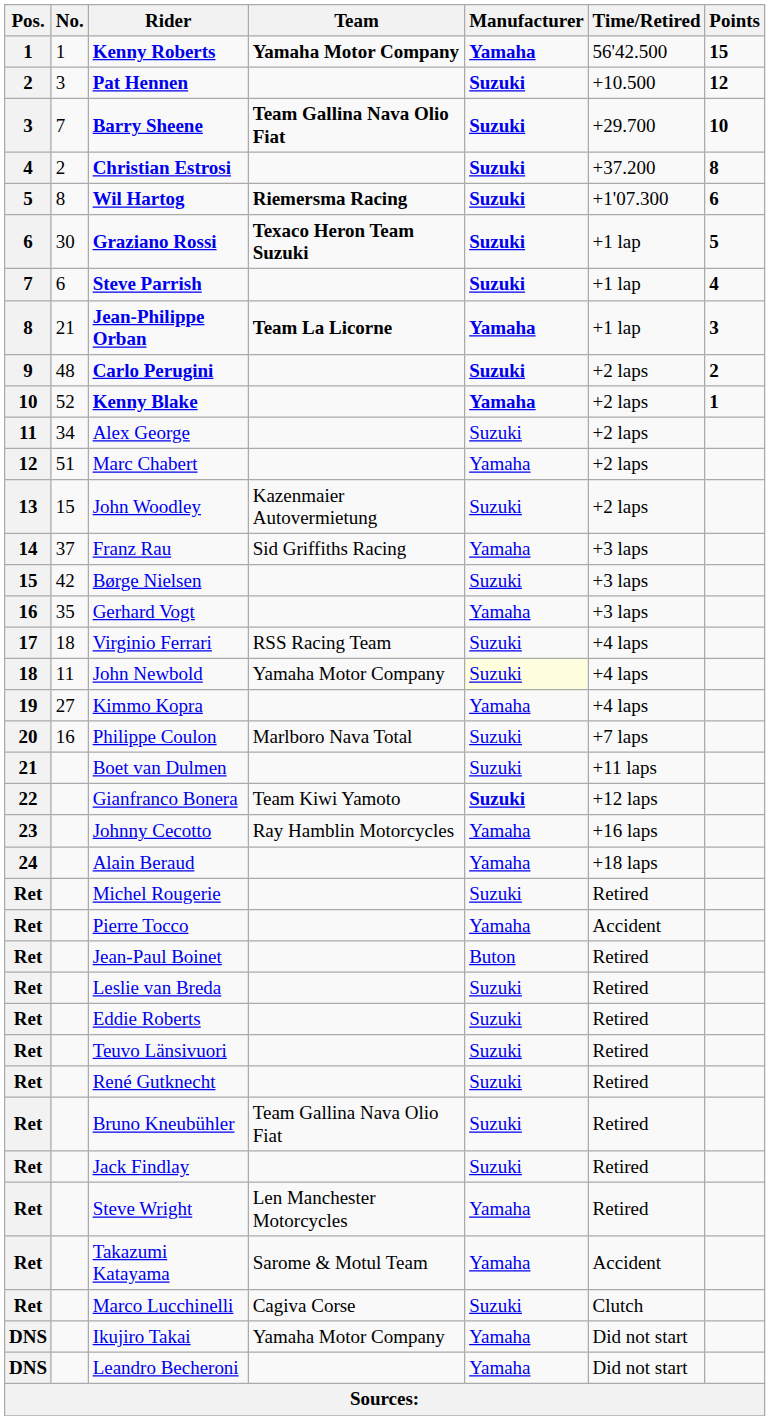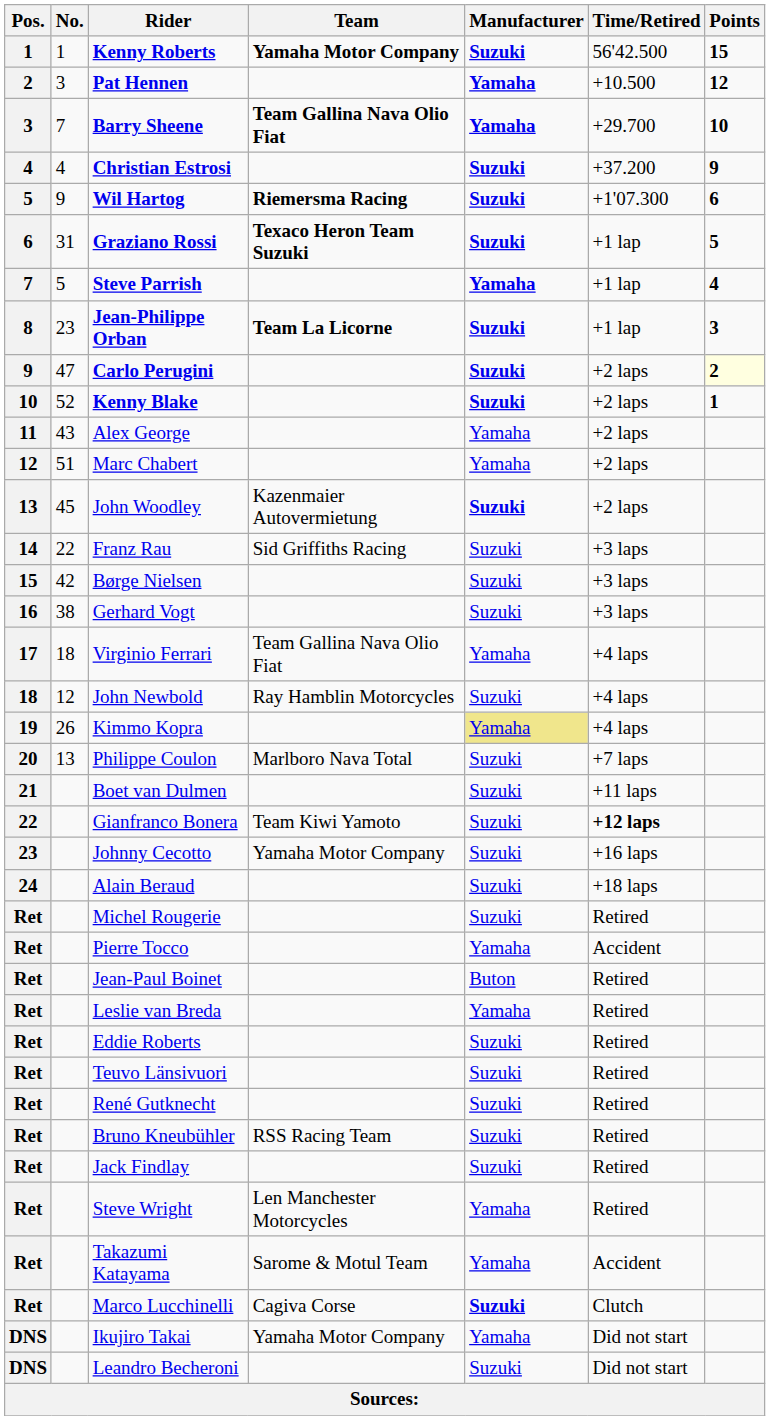(502, 51) Yamaha -> (497, 51) Suzuki
(497, 83) Suzuki -> (502, 83) Yamaha
(497, 125) Suzuki -> (502, 125) Yamaha
(61, 168) 2 -> (61, 168) 4
(714, 168) 8 -> (714, 168) 9
(61, 199) 8 -> (61, 199) 9
(65, 242) 30 -> (65, 242) 31
(61, 284) 6 -> (61, 284) 5
(497, 284) Suzuki -> (502, 284) Yamaha
(65, 327) 21 -> (65, 327) 23
(502, 327) Yamaha -> (497, 327) Suzuki
(65, 369) 48 -> (65, 369) 47
(714, 369) no background -> (714, 369) lightyellow background
(502, 401) Yamaha -> (497, 401) Suzuki
(65, 432) 34 -> (65, 432) 43
(496, 432) Suzuki -> (500, 432) Yamaha
(65, 506) 15 -> (65, 506) 45
(496, 506) normal -> (497, 506) bold
(65, 548) 37 -> (65, 548) 22
(500, 548) Yamaha -> (496, 548) Suzuki
(65, 611) 35 -> (65, 611) 38
(500, 611) Yamaha -> (496, 611) Suzuki
(322, 642) RSS Racing Team -> (346, 654) Team Gallina Nava Olio Fiat
(496, 642) Suzuki -> (500, 654) Yamaha
(65, 674) 11 -> (65, 696) 12
(349, 674) Yamaha Motor Company -> (353, 696) Ray Hamblin Motorcycles
(496, 674) lightyellow background -> (496, 696) no background
(65, 705) 27 -> (65, 728) 26
(500, 705) no background -> (500, 728) khaki background
(65, 736) 16 -> (65, 759) 13
(497, 799) bold -> (496, 822) normal
(625, 799) normal -> (626, 822) bold
(353, 830) Ray Hamblin Motorcycles -> (349, 853) Yamaha Motor Company
(500, 830) Yamaha -> (496, 853) Suzuki
(500, 862) Yamaha -> (496, 884) Suzuki
(496, 987) Suzuki -> (500, 1010) Yamaha
(346, 1124) Team Gallina Nava Olio Fiat -> (322, 1135) RSS Racing Team
(496, 1305) normal -> (497, 1305) bold
(500, 1368) Yamaha -> (496, 1368) Suzuki
